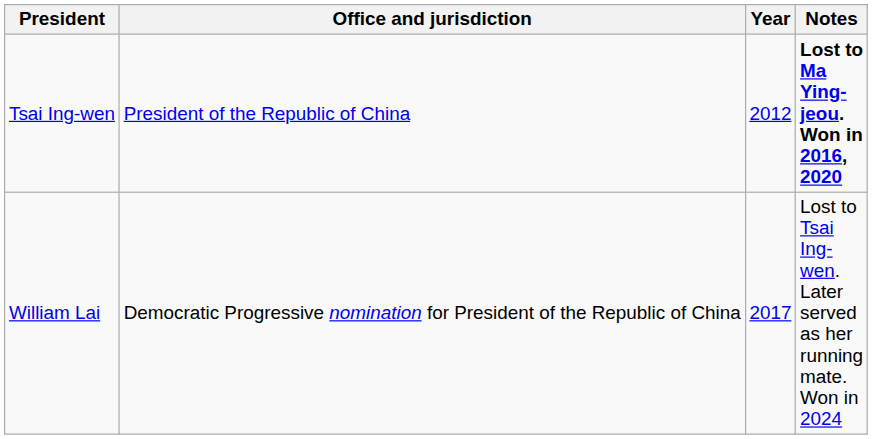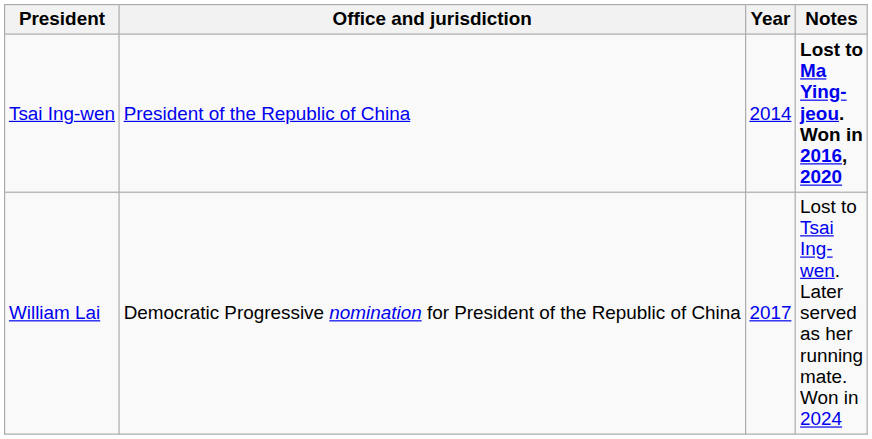(770, 113) 2012 -> (770, 113) 2014
